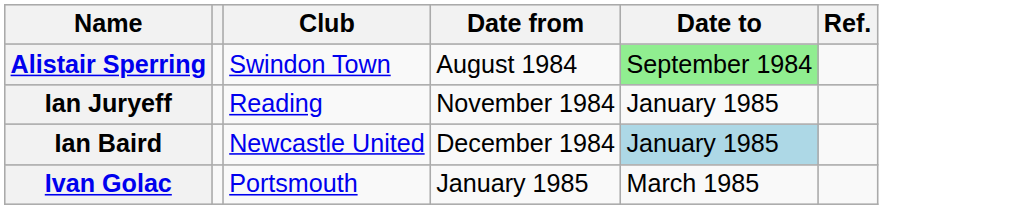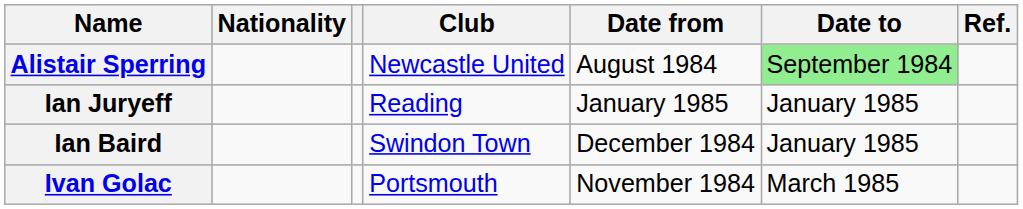+ column: (282, 24)
(310, 64) Swindon Town -> (467, 64) Newcastle United
(526, 104) November 1984 -> (652, 104) January 1985
(327, 143) Newcastle United -> (450, 143) Swindon Town
(703, 143) lightblue background -> (843, 143) no background
(512, 183) January 1985 -> (666, 183) November 1984
